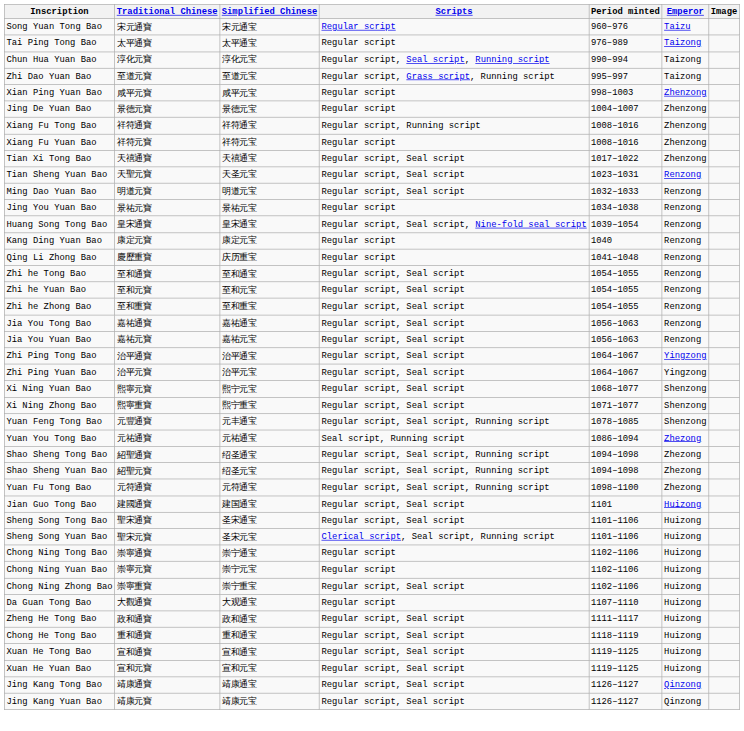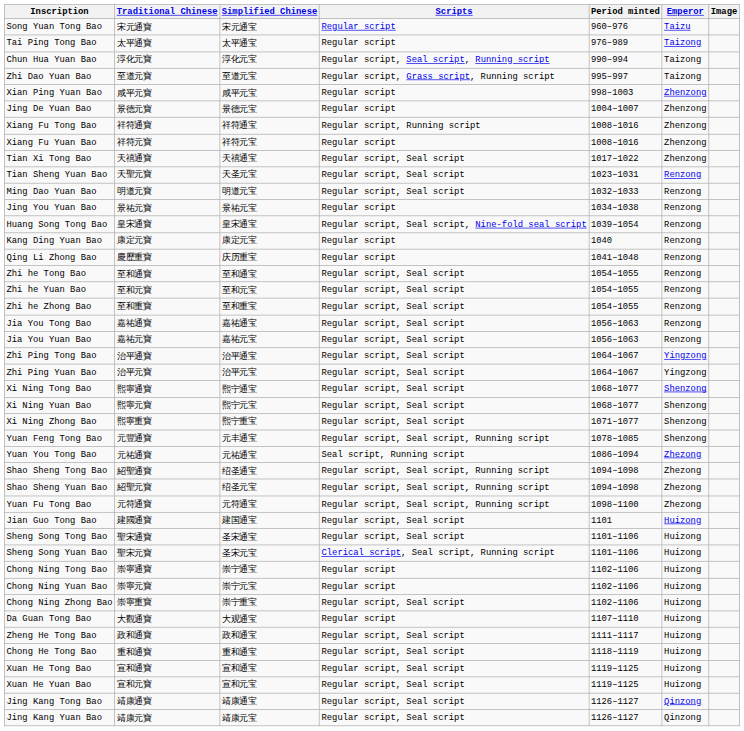+ row: (49, 389)
